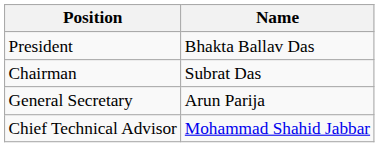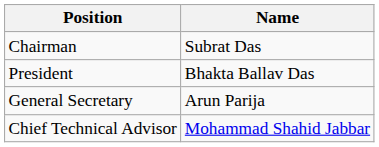rows swapped: (43, 73) <-> (41, 45)
